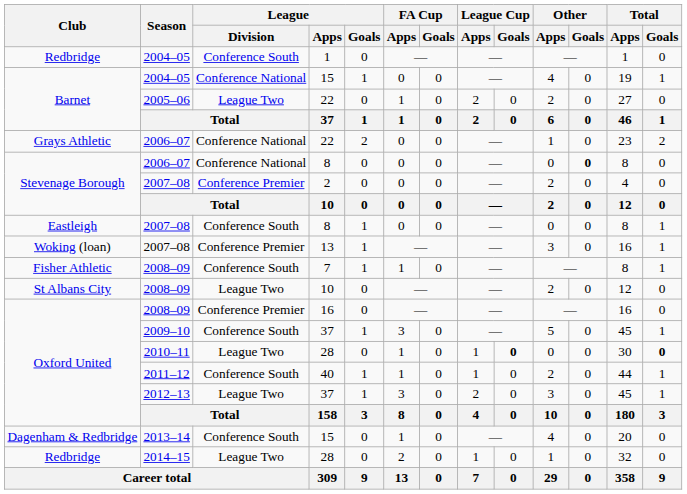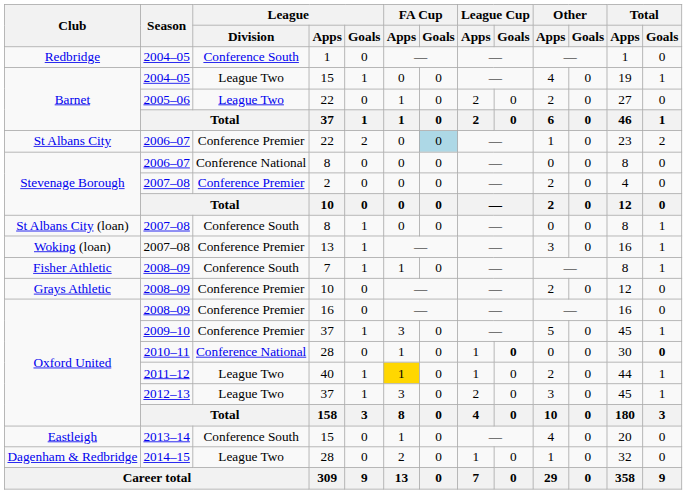(251, 78) Conference National -> (251, 78) League Two
(72, 141) Grays Athletic -> (72, 141) St Albans City
(251, 141) Conference National -> (251, 141) Conference Premier
(439, 141) no background -> (439, 141) lightblue background
(588, 162) bold -> (588, 162) normal
(72, 225) Eastleigh -> (72, 225) St Albans City (loan)
(72, 288) St Albans City -> (72, 288) Grays Athletic
(251, 288) League Two -> (251, 288) Conference Premier
(251, 330) Conference South -> (251, 330) Conference Premier
(251, 352) League Two -> (251, 352) Conference National
(251, 373) Conference South -> (251, 373) League Two
(401, 373) no background -> (401, 373) gold background
(72, 436) Dagenham & Redbridge -> (72, 436) Eastleigh
(72, 457) Redbridge -> (72, 457) Dagenham & Redbridge
